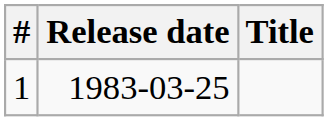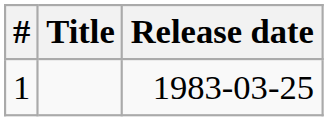columns swapped: (280, 31) <-> (138, 31)
